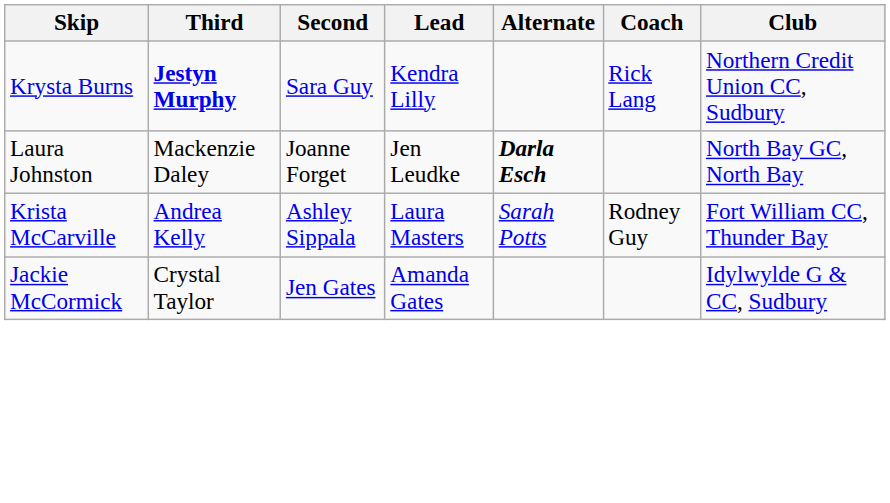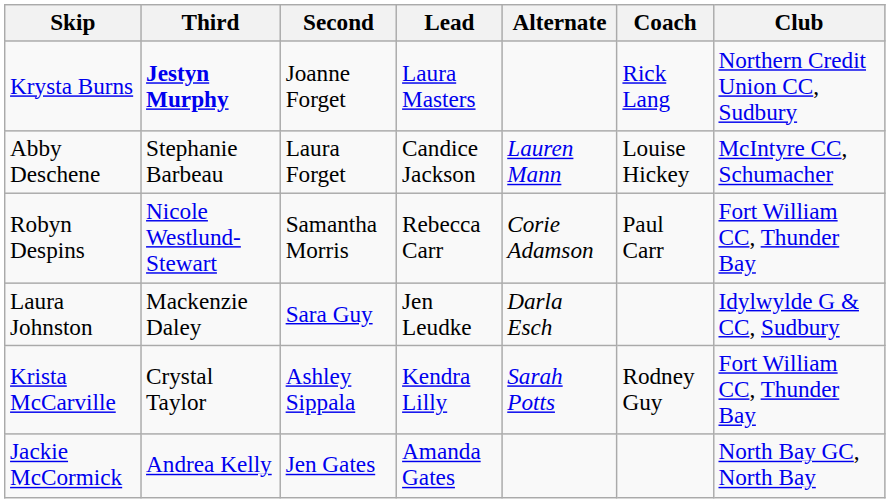(329, 85) Sara Guy -> (318, 85) Joanne Forget
(424, 85) Kendra Lilly -> (439, 85) Laura Masters
+ row: (55, 161)
+ row: (47, 237)
(318, 161) Joanne Forget -> (329, 313) Sara Guy
(526, 161) bold -> (535, 313) normal
(777, 161) North Bay GC, North Bay -> (789, 313) Idylwylde G & CC, Sudbury
(188, 224) Andrea Kelly -> (180, 389) Crystal Taylor
(427, 224) Laura Masters -> (436, 389) Kendra Lilly
(187, 287) Crystal Taylor -> (209, 465) Andrea Kelly
(776, 287) Idylwylde G & CC, Sudbury -> (789, 465) North Bay GC, North Bay
